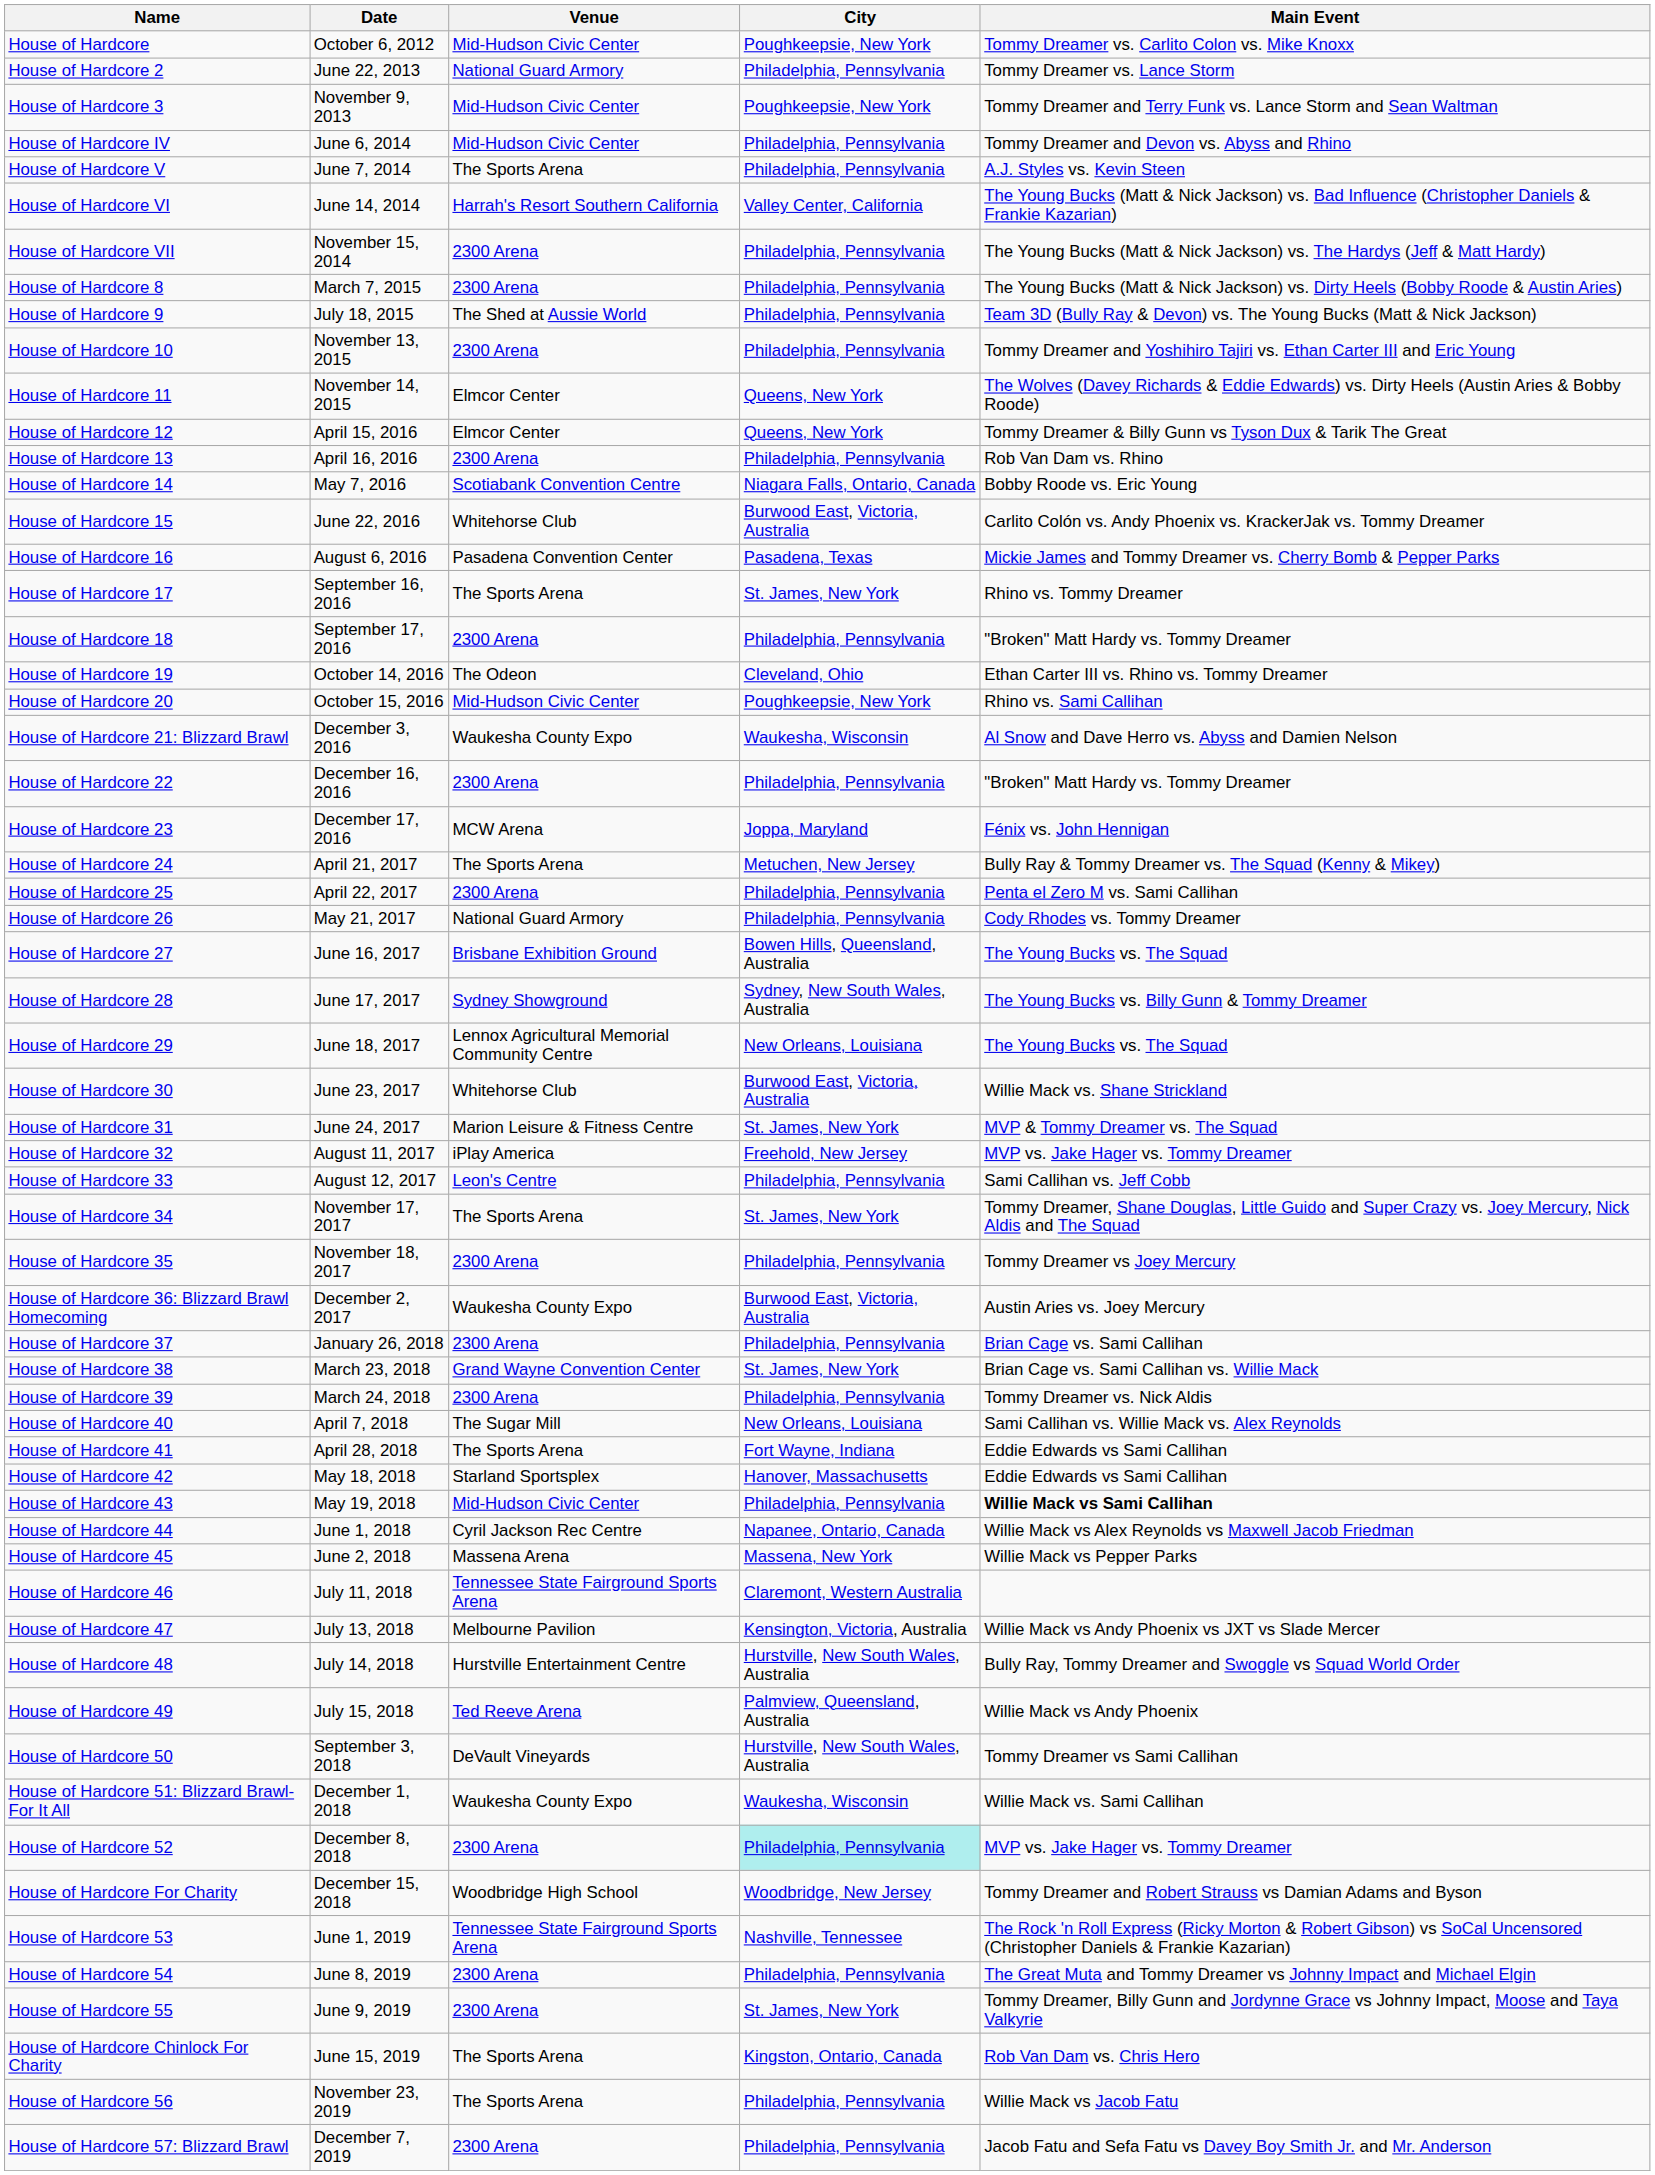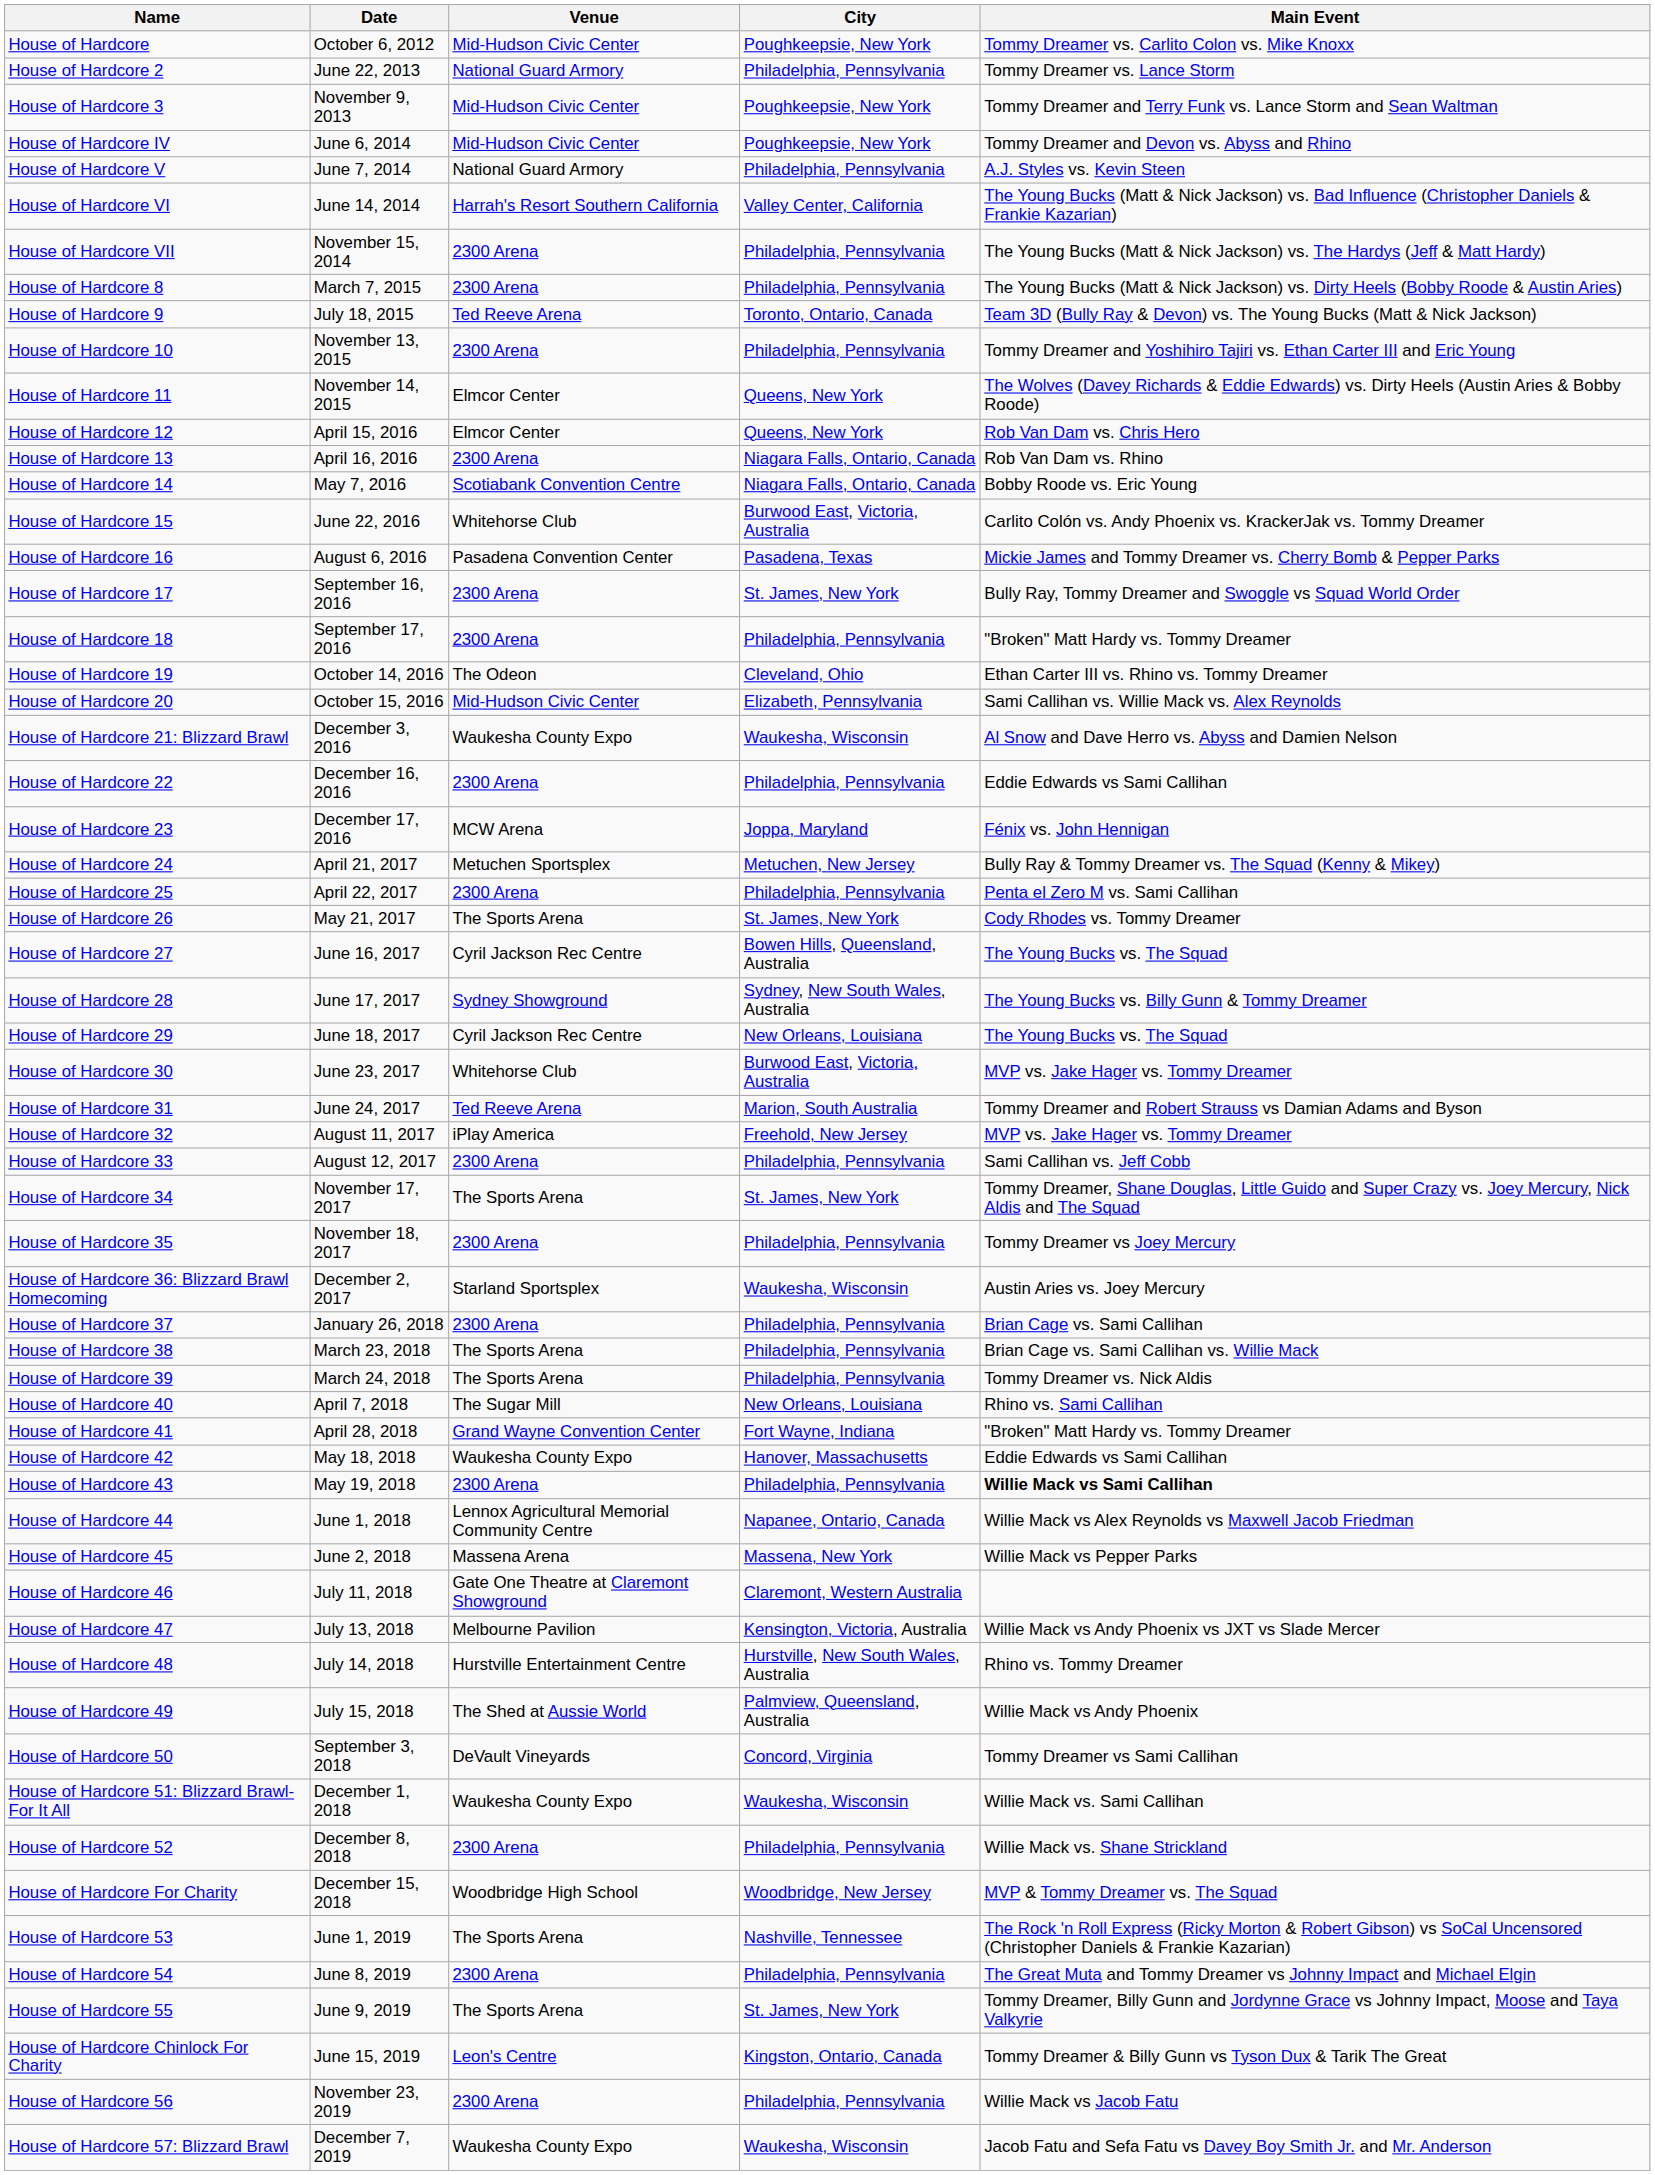(844, 143) Philadelphia, Pennsylvania -> (837, 143) Poughkeepsie, New York
(518, 169) The Sports Arena -> (538, 169) National Guard Armory
(549, 314) The Shed at Aussie World -> (517, 314) Ted Reeve Arena
(844, 314) Philadelphia, Pennsylvania -> (838, 314) Toronto, Ontario, Canada
(1215, 432) Tommy Dreamer & Billy Gunn vs Tyson Dux & Tarik The Great -> (1092, 432) Rob Van Dam vs. Chris Hero
(844, 458) Philadelphia, Pennsylvania -> (860, 458) Niagara Falls, Ontario, Canada
(518, 593) The Sports Arena -> (495, 593) 2300 Arena
(1083, 593) Rhino vs. Tommy Dreamer -> (1222, 593) Bully Ray, Tommy Dreamer and Swoggle vs Squad World Order
(837, 701) Poughkeepsie, New York -> (833, 701) Elizabeth, Pennsylvania
(1073, 701) Rhino vs. Sami Callihan -> (1163, 701) Sami Callihan vs. Willie Mack vs. Alex Reynolds
(1138, 783) "Broken" Matt Hardy vs. Tommy Dreamer -> (1106, 783) Eddie Edwards vs Sami Callihan
(518, 865) The Sports Arena -> (531, 865) Metuchen Sportsplex
(538, 918) National Guard Armory -> (518, 918) The Sports Arena
(844, 918) Philadelphia, Pennsylvania -> (821, 918) St. James, New York
(555, 954) Brisbane Exhibition Ground -> (547, 954) Cyril Jackson Rec Centre
(561, 1045) Lennox Agricultural Memorial Community Centre -> (547, 1036) Cyril Jackson Rec Centre
(1106, 1091) Willie Mack vs. Shane Strickland -> (1138, 1072) MVP vs. Jake Hager vs. Tommy Dreamer
(573, 1127) Marion Leisure & Fitness Centre -> (517, 1108) Ted Reeve Arena
(821, 1127) St. James, New York -> (831, 1108) Marion, South Australia
(1131, 1127) MVP & Tommy Dreamer vs. The Squad -> (1233, 1108) Tommy Dreamer and Robert Strauss vs Damian Adams and Byson
(504, 1180) Leon's Centre -> (495, 1161) 2300 Arena
(542, 1307) Waukesha County Expo -> (526, 1288) Starland Sportsplex
(831, 1307) Burwood East, Victoria, Australia -> (826, 1288) Waukesha, Wisconsin
(576, 1370) Grand Wayne Convention Center -> (518, 1351) The Sports Arena
(821, 1370) St. James, New York -> (844, 1351) Philadelphia, Pennsylvania
(495, 1397) 2300 Arena -> (518, 1378) The Sports Arena
(1163, 1423) Sami Callihan vs. Willie Mack vs. Alex Reynolds -> (1073, 1404) Rhino vs. Sami Callihan
(518, 1450) The Sports Arena -> (576, 1431) Grand Wayne Convention Center
(1106, 1450) Eddie Edwards vs Sami Callihan -> (1138, 1431) "Broken" Matt Hardy vs. Tommy Dreamer
(526, 1477) Starland Sportsplex -> (542, 1458) Waukesha County Expo
(546, 1503) Mid-Hudson Civic Center -> (495, 1484) 2300 Arena
(547, 1530) Cyril Jackson Rec Centre -> (561, 1520) Lennox Agricultural Memorial Community Centre
(585, 1593) Tennessee State Fairground Sports Arena -> (570, 1593) Gate One Theatre at Claremont Showground
(1222, 1665) Bully Ray, Tommy Dreamer and Swoggle vs Squad World Order -> (1083, 1665) Rhino vs. Tommy Dreamer
(517, 1710) Ted Reeve Arena -> (549, 1710) The Shed at Aussie World
(852, 1756) Hurstville, New South Wales, Australia -> (808, 1756) Concord, Virginia
(844, 1847) paleturquoise background -> (844, 1847) no background
(1138, 1847) MVP vs. Jake Hager vs. Tommy Dreamer -> (1106, 1847) Willie Mack vs. Shane Strickland
(1233, 1892) Tommy Dreamer and Robert Strauss vs Damian Adams and Byson -> (1131, 1892) MVP & Tommy Dreamer vs. The Squad
(585, 1938) Tennessee State Fairground Sports Arena -> (518, 1938) The Sports Arena
(495, 2010) 2300 Arena -> (518, 2010) The Sports Arena
(518, 2056) The Sports Arena -> (504, 2056) Leon's Centre
(1092, 2056) Rob Van Dam vs. Chris Hero -> (1215, 2056) Tommy Dreamer & Billy Gunn vs Tyson Dux & Tarik The Great
(518, 2101) The Sports Arena -> (495, 2101) 2300 Arena
(495, 2147) 2300 Arena -> (542, 2147) Waukesha County Expo
(844, 2147) Philadelphia, Pennsylvania -> (826, 2147) Waukesha, Wisconsin
